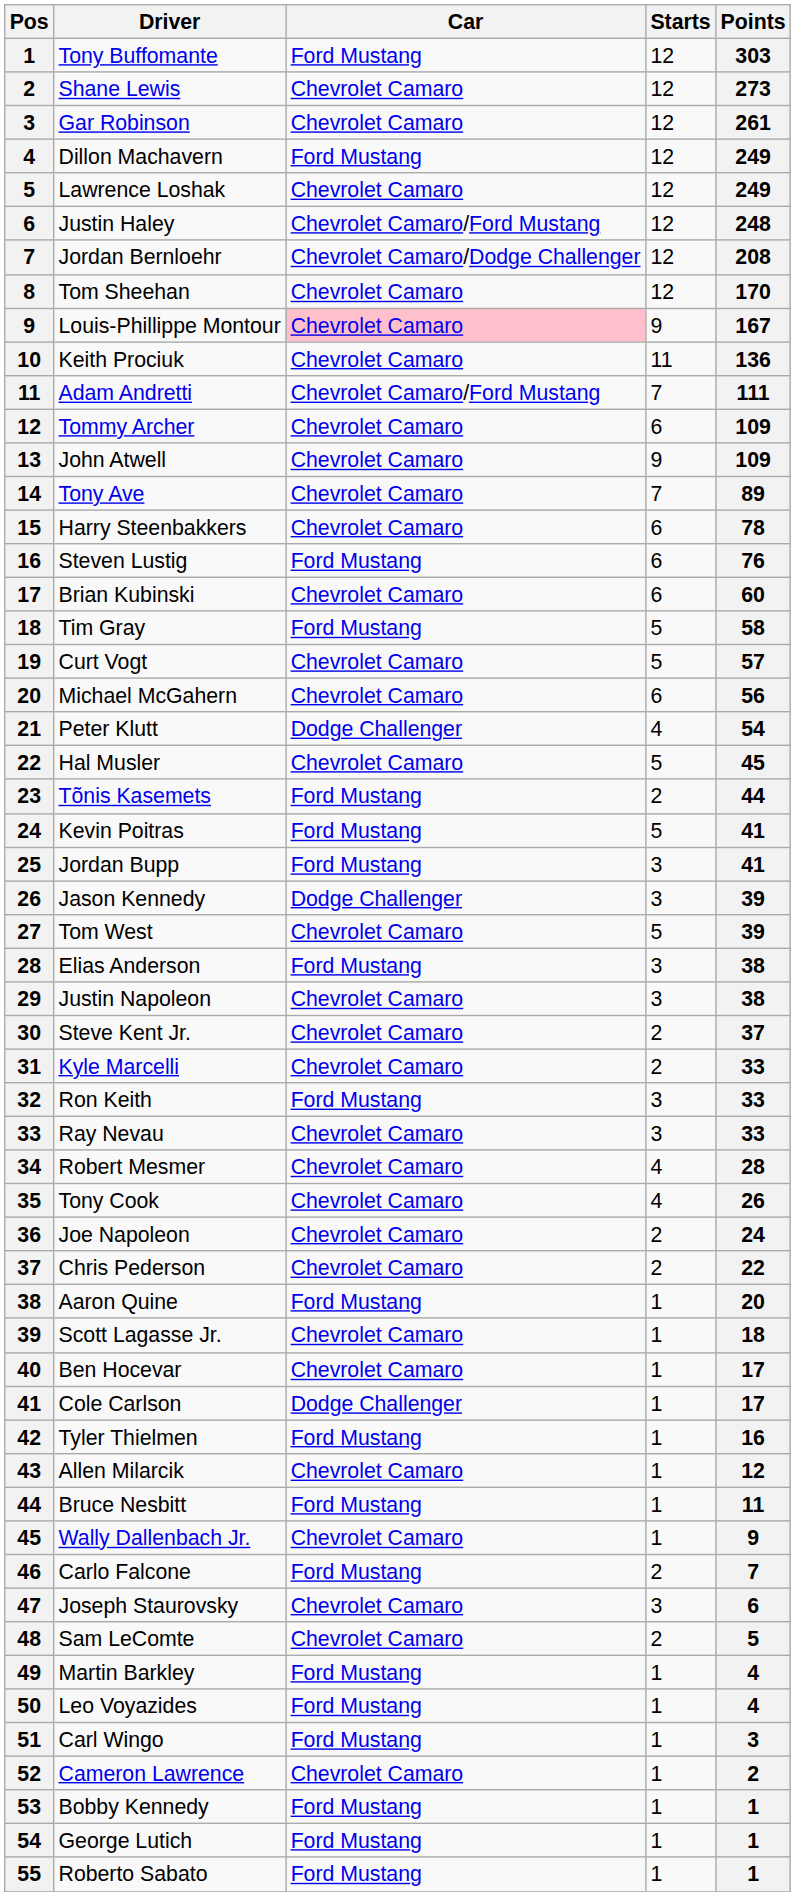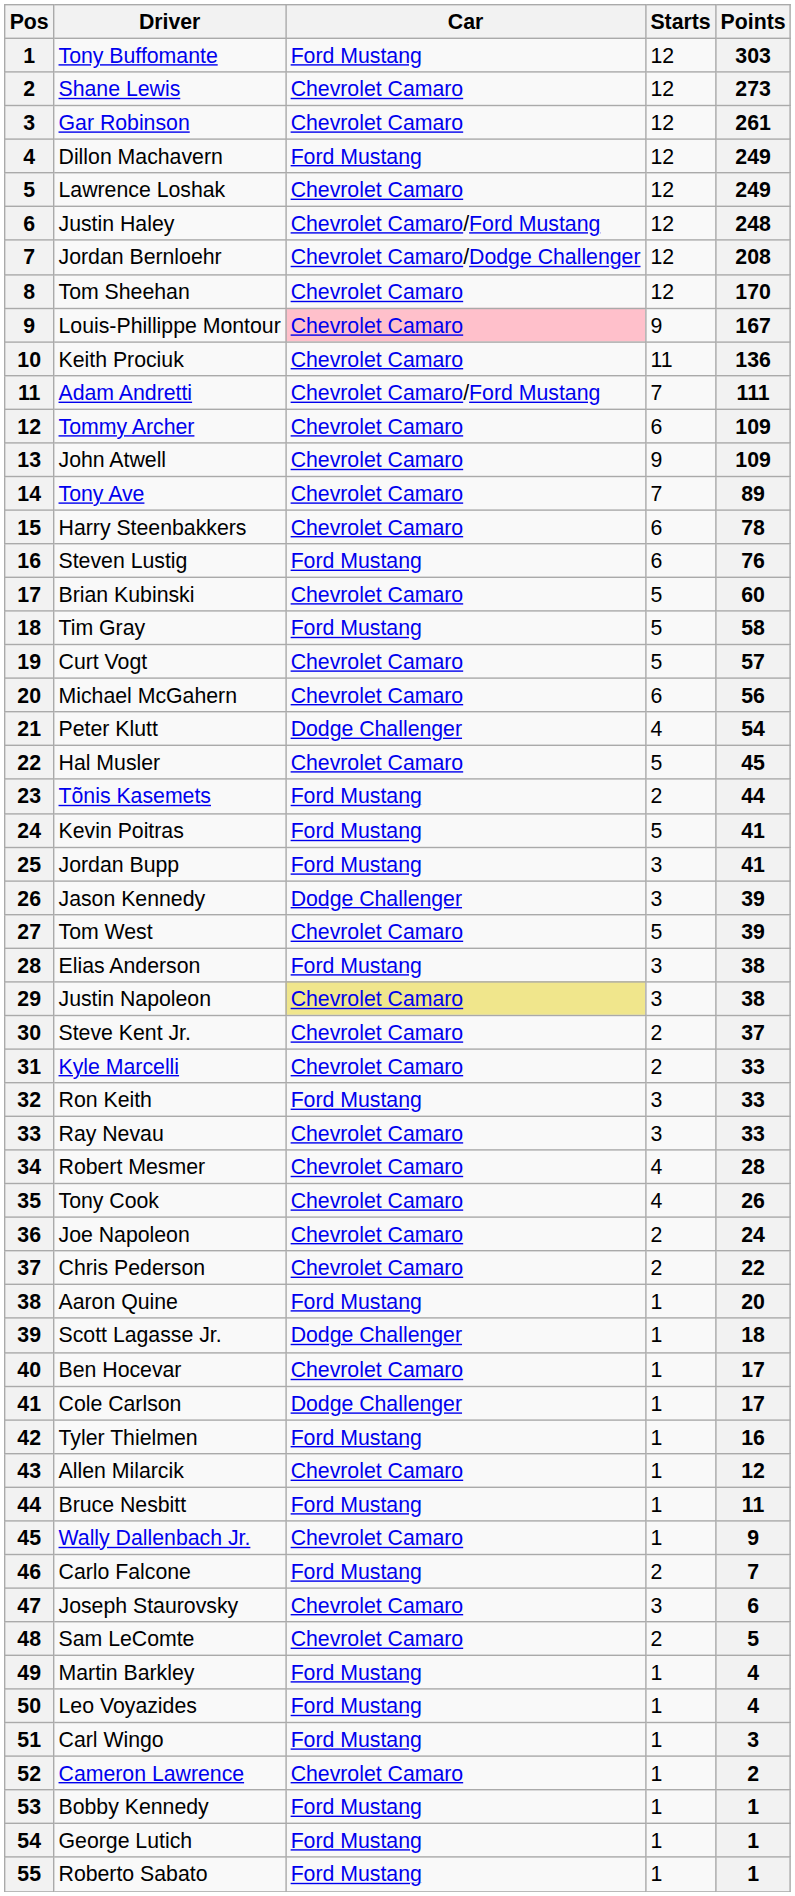(656, 594) 6 -> (656, 594) 5
(377, 999) no background -> (377, 999) khaki background
(377, 1336) Chevrolet Camaro -> (376, 1336) Dodge Challenger
